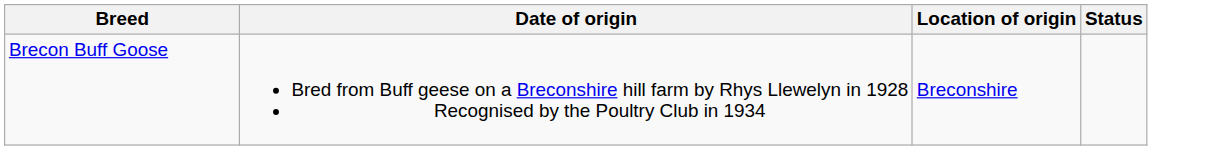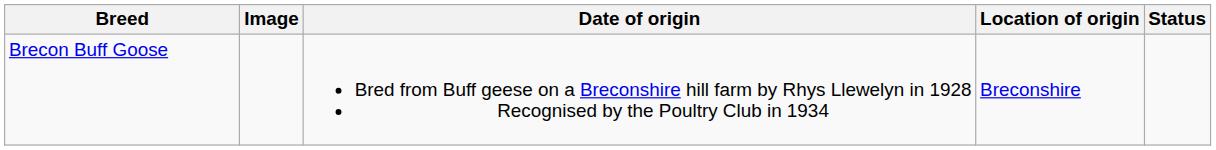+ column: (271, 19)
